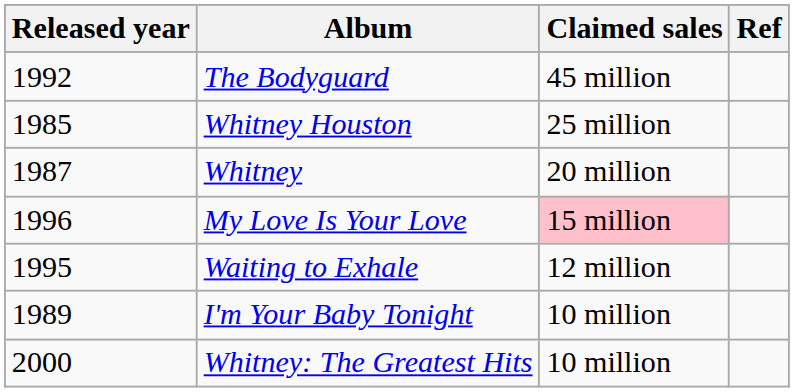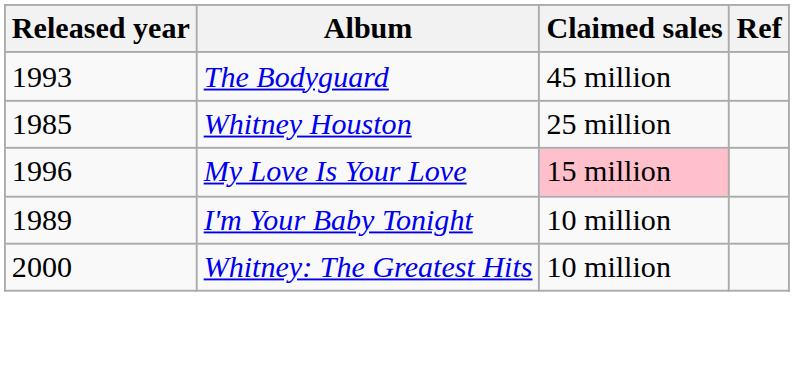(42, 76) 1992 -> (42, 76) 1993
- row: (253, 171)
- row: (311, 266)
